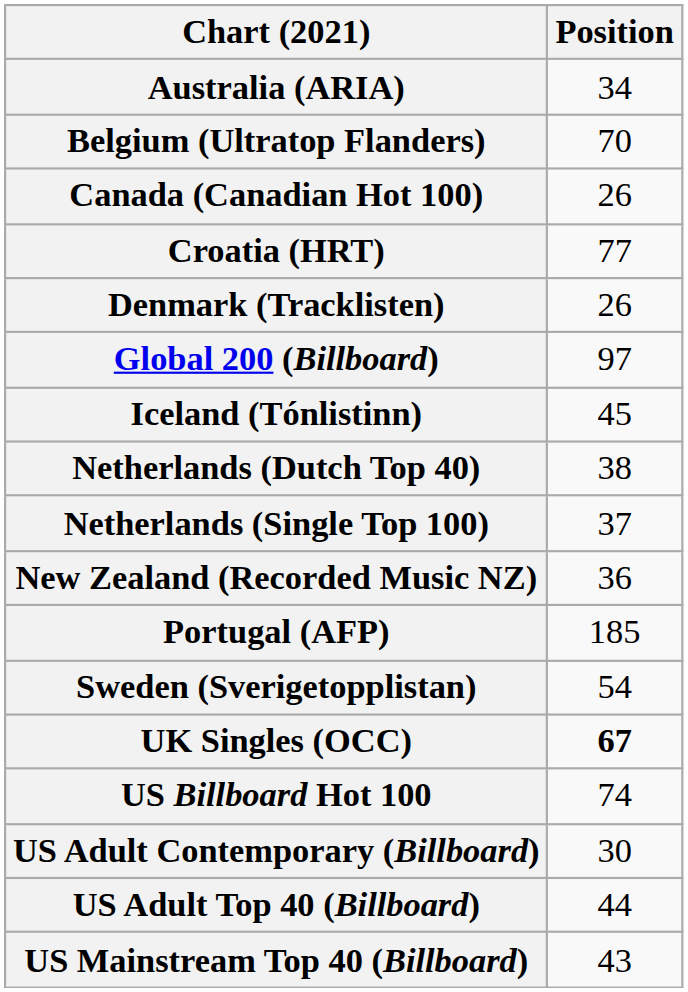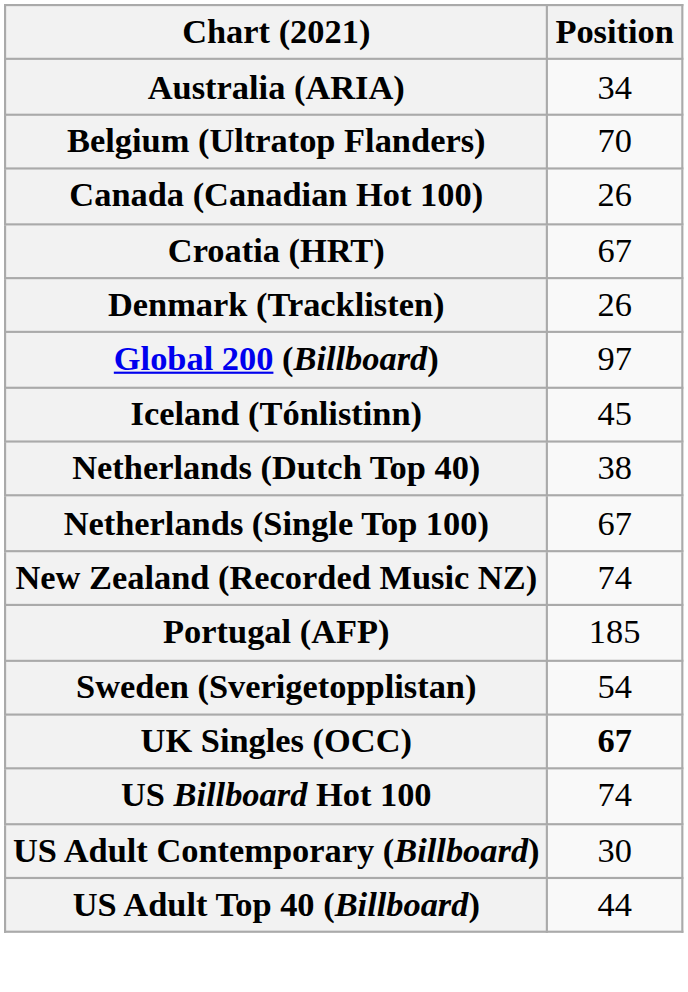(615, 250) 77 -> (615, 250) 67
(615, 522) 37 -> (615, 522) 67
(615, 577) 36 -> (615, 577) 74
- row: (276, 959)
